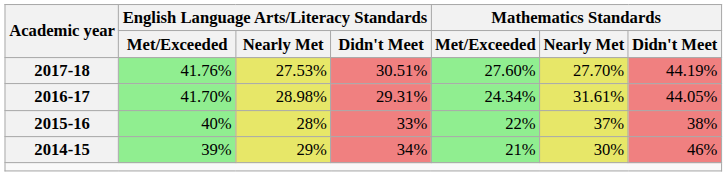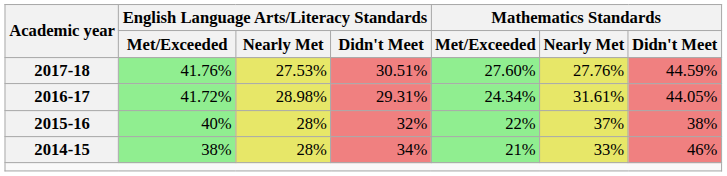(599, 70) 27.70% -> (599, 70) 27.76%
(692, 70) 44.19% -> (692, 70) 44.59%
(206, 96) 41.70% -> (206, 96) 41.72%
(412, 123) 33% -> (412, 123) 32%
(216, 149) 39% -> (216, 149) 38%
(312, 149) 29% -> (312, 149) 28%
(609, 149) 30% -> (609, 149) 33%
